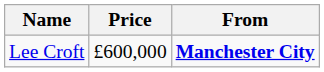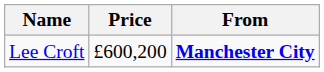(130, 50) £600,000 -> (130, 50) £600,200
